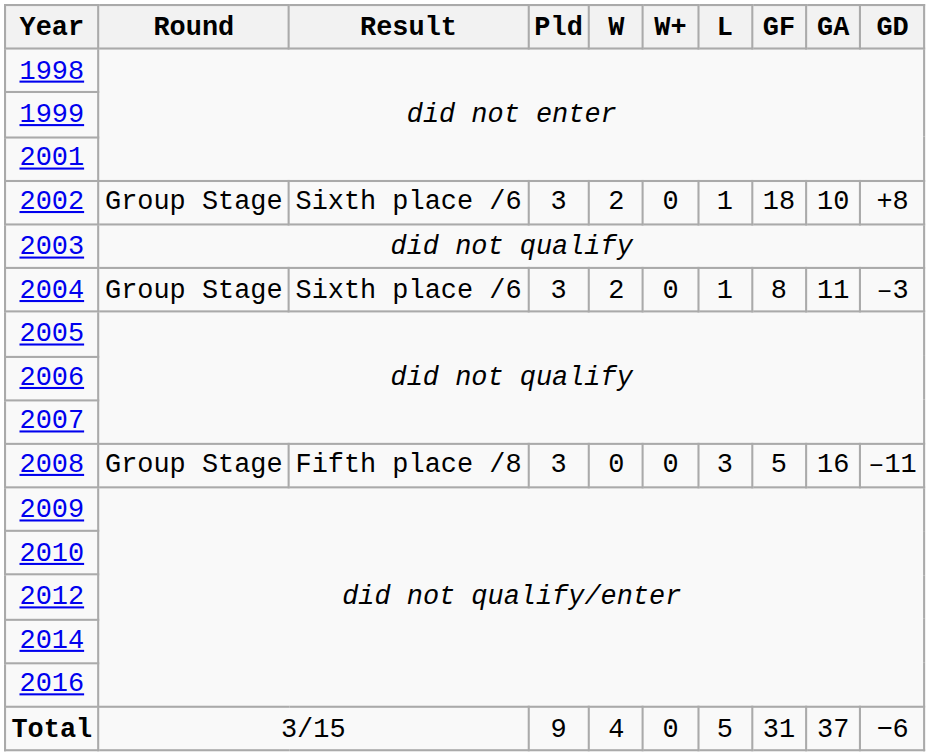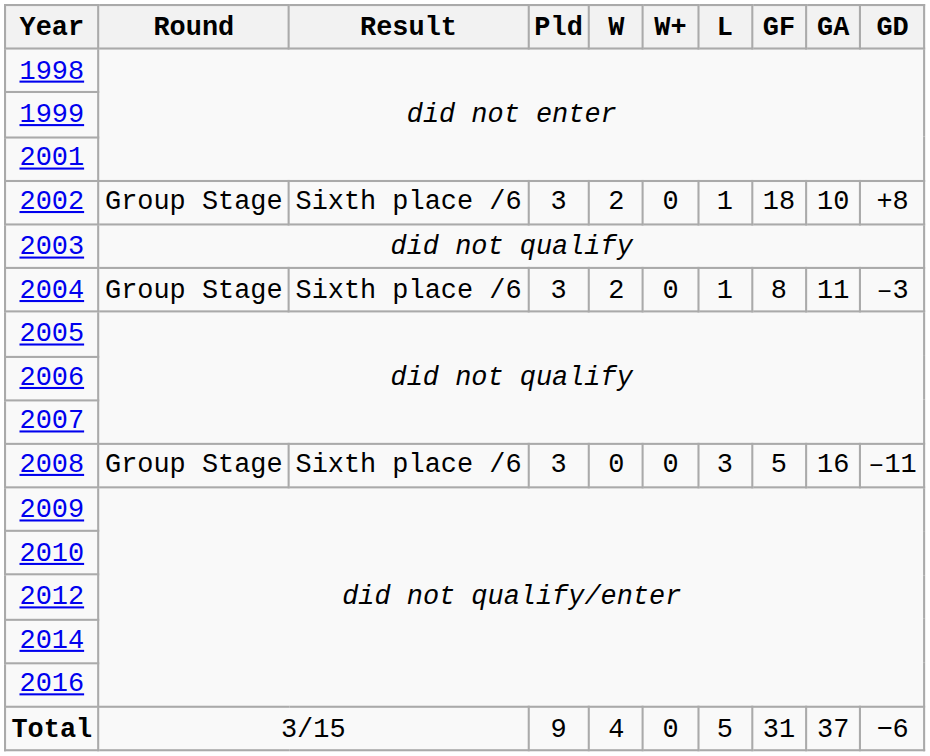(409, 466) Fifth place /8 -> (409, 466) Sixth place /6
